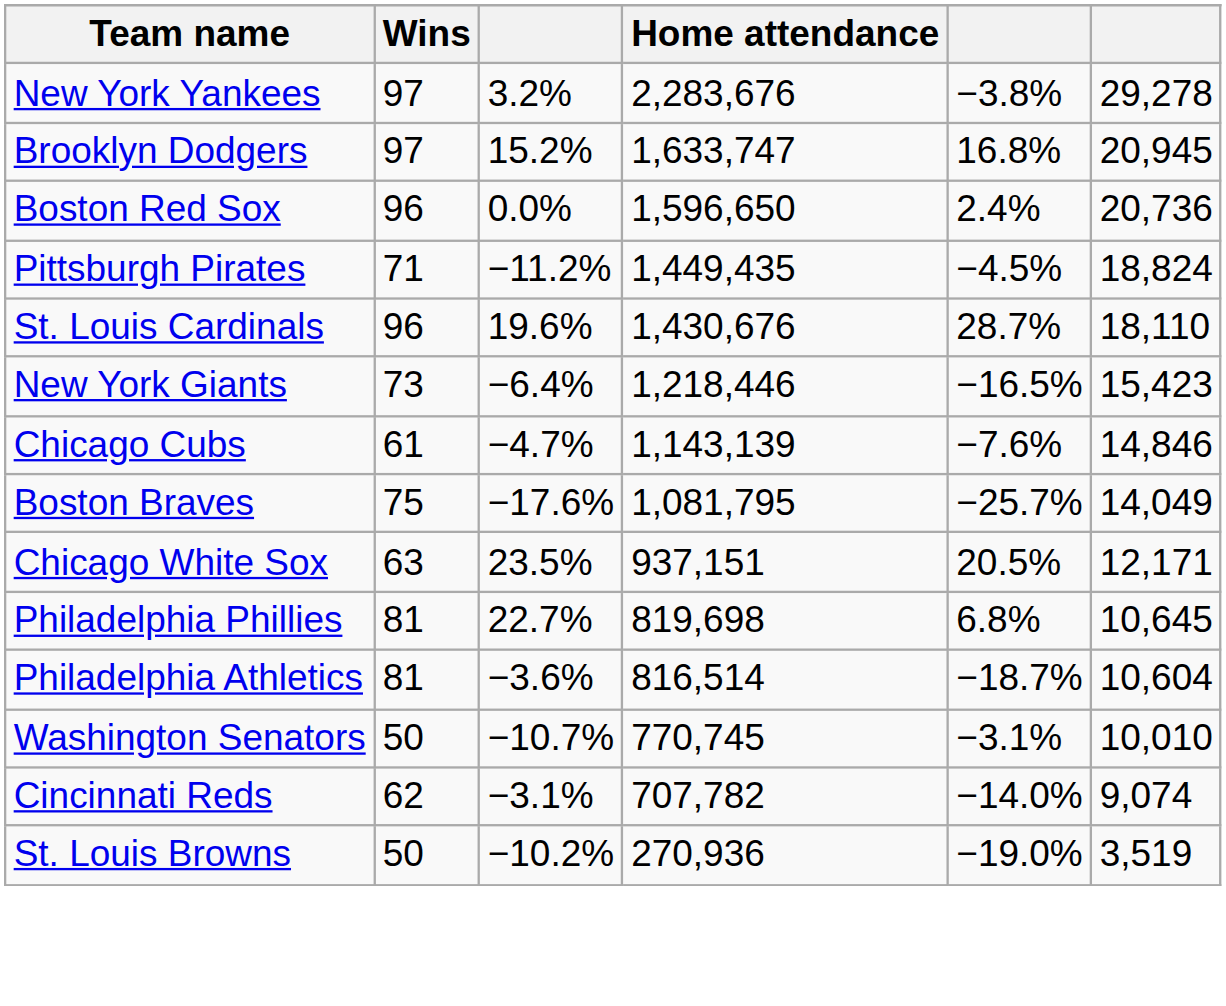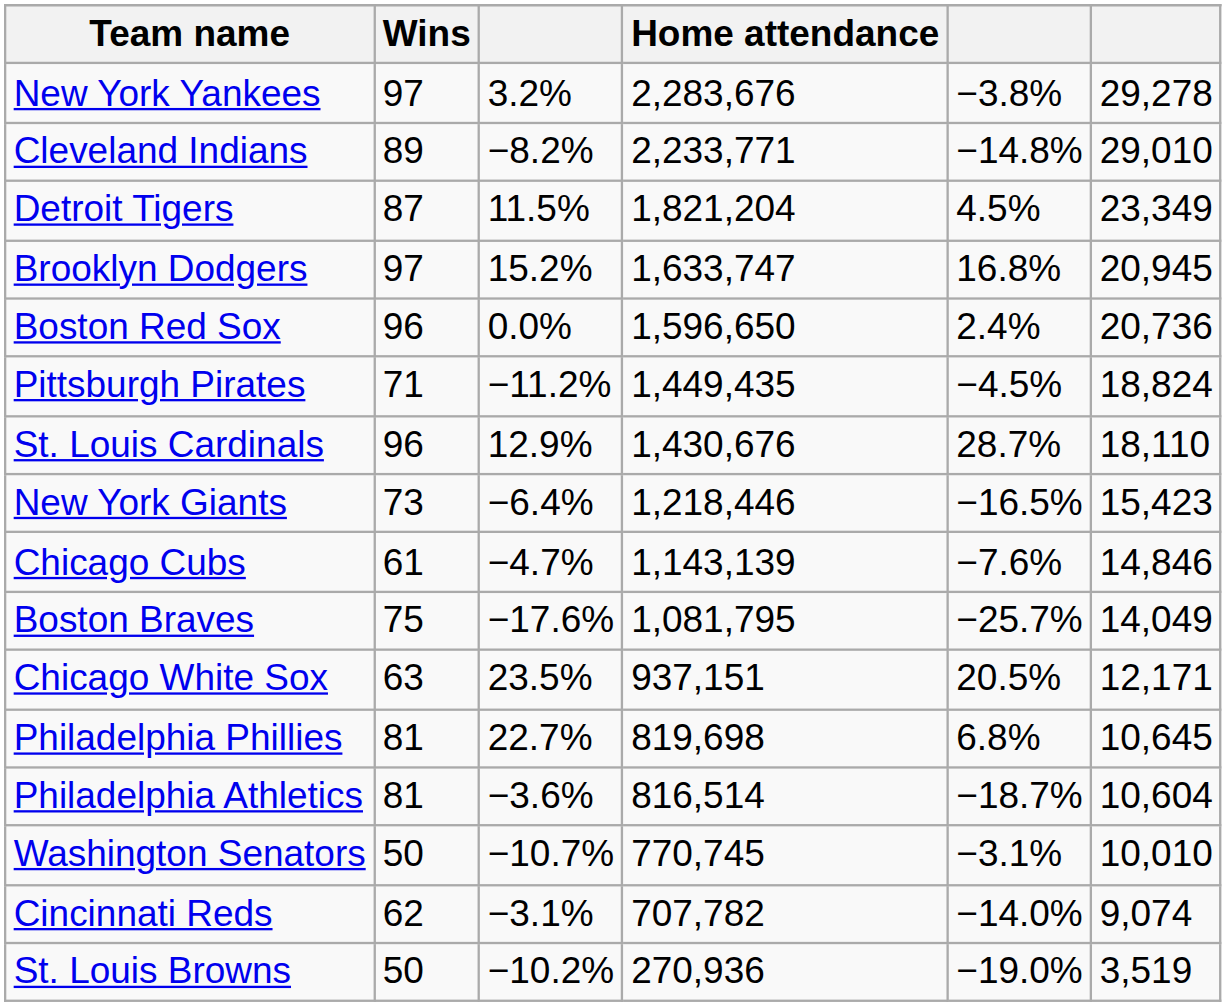+ row: (161, 151)
+ row: (124, 209)
(540, 326) 19.6% -> (540, 444) 12.9%
